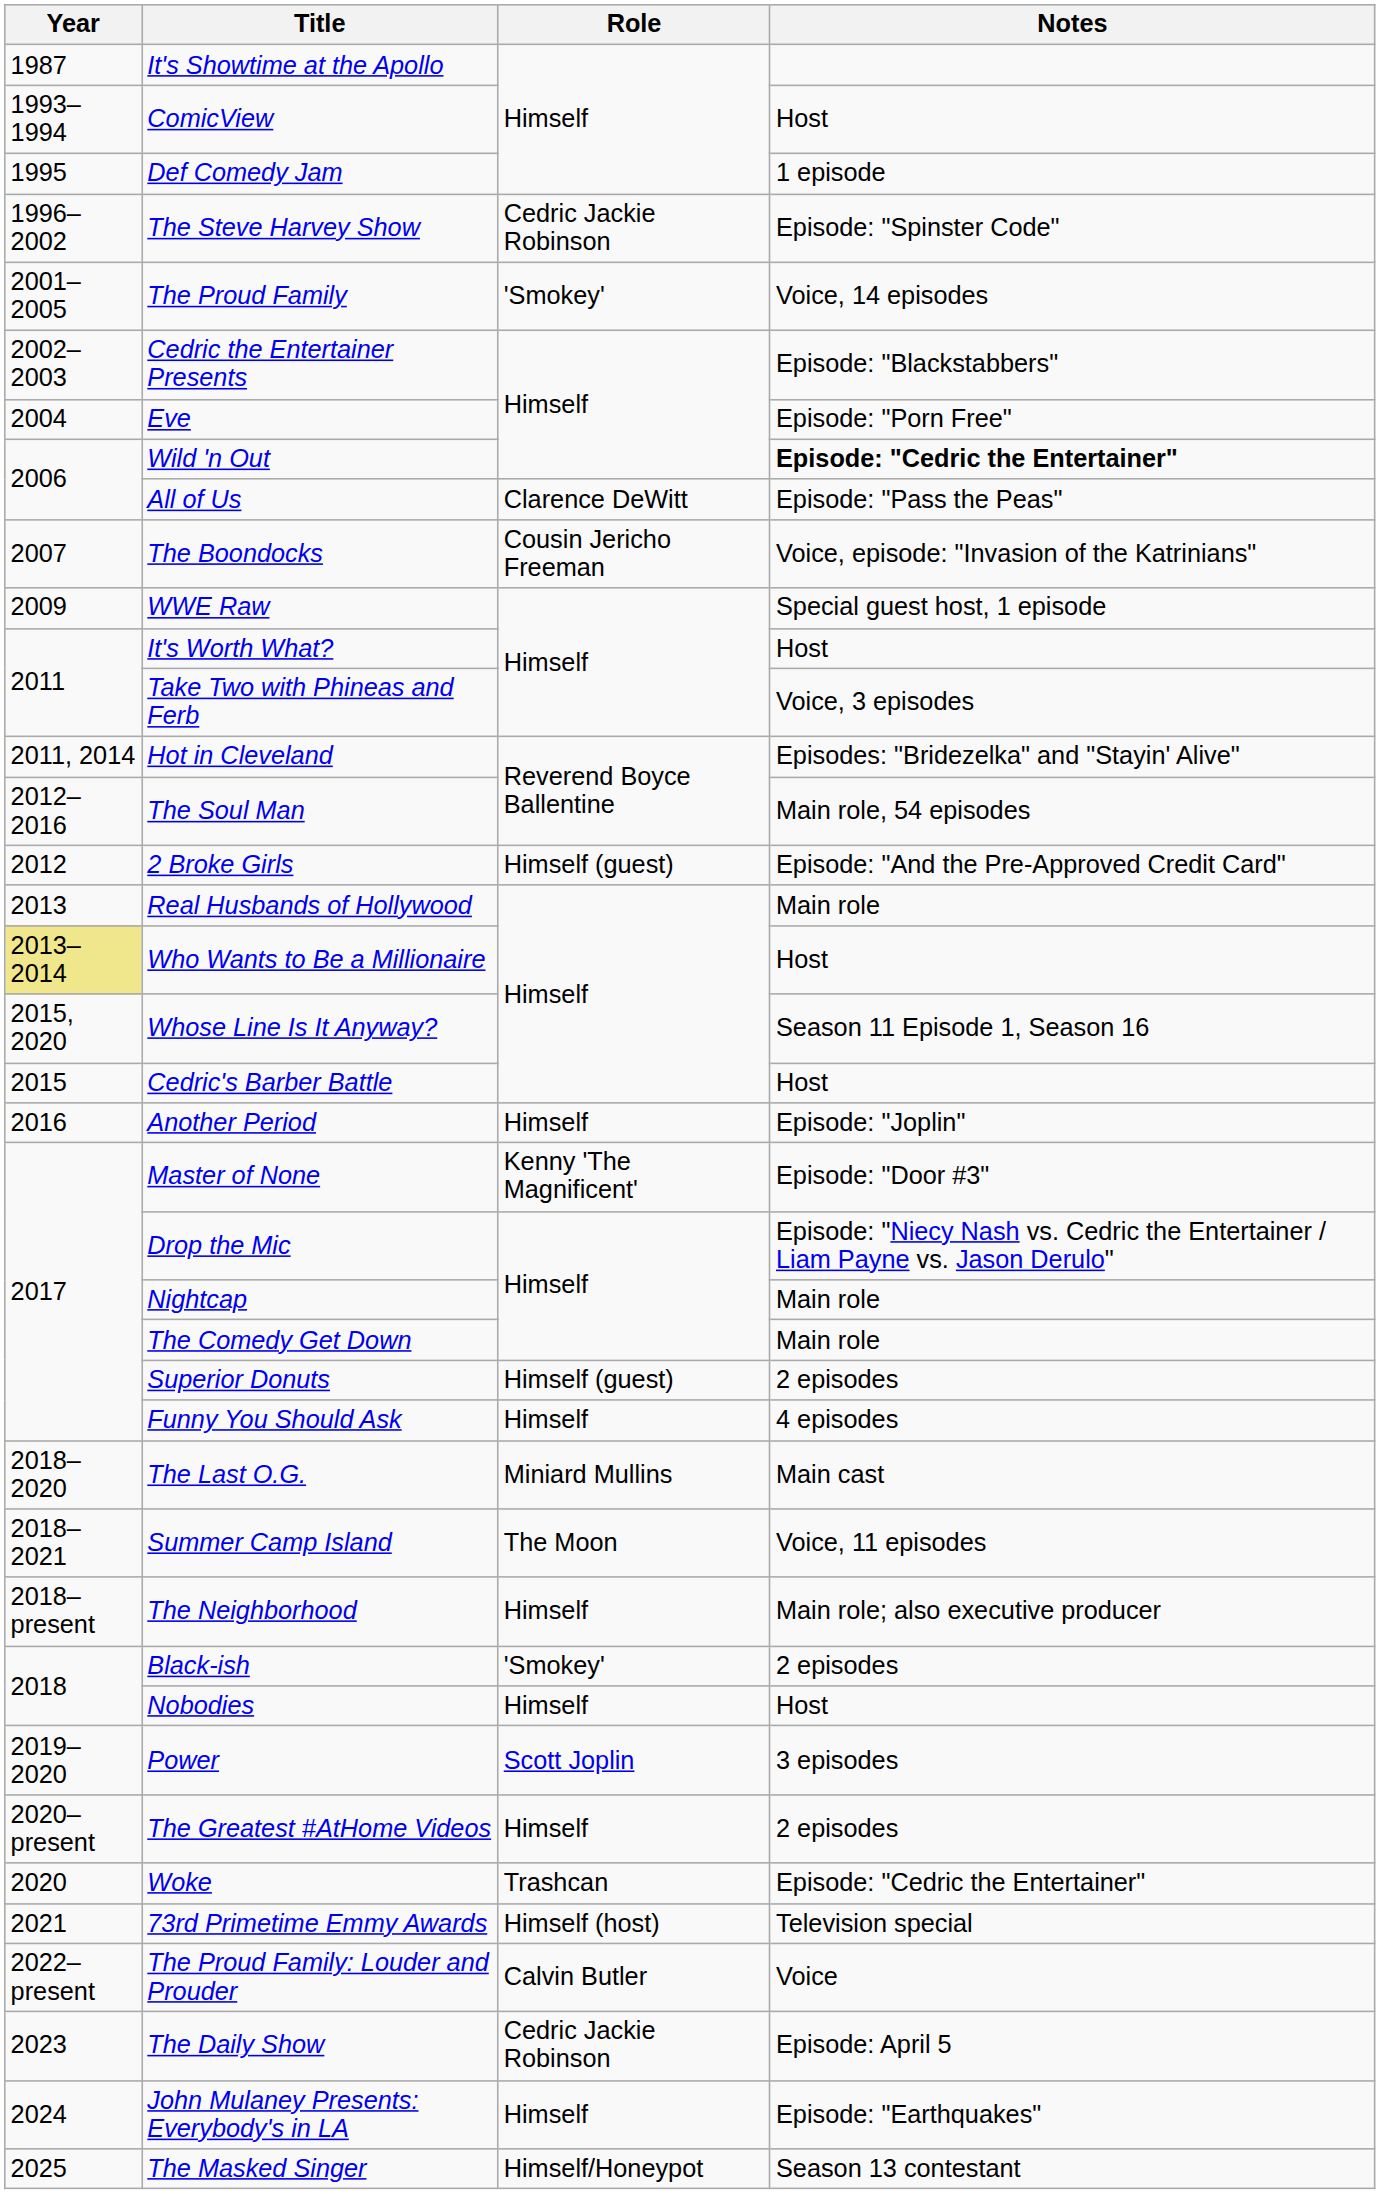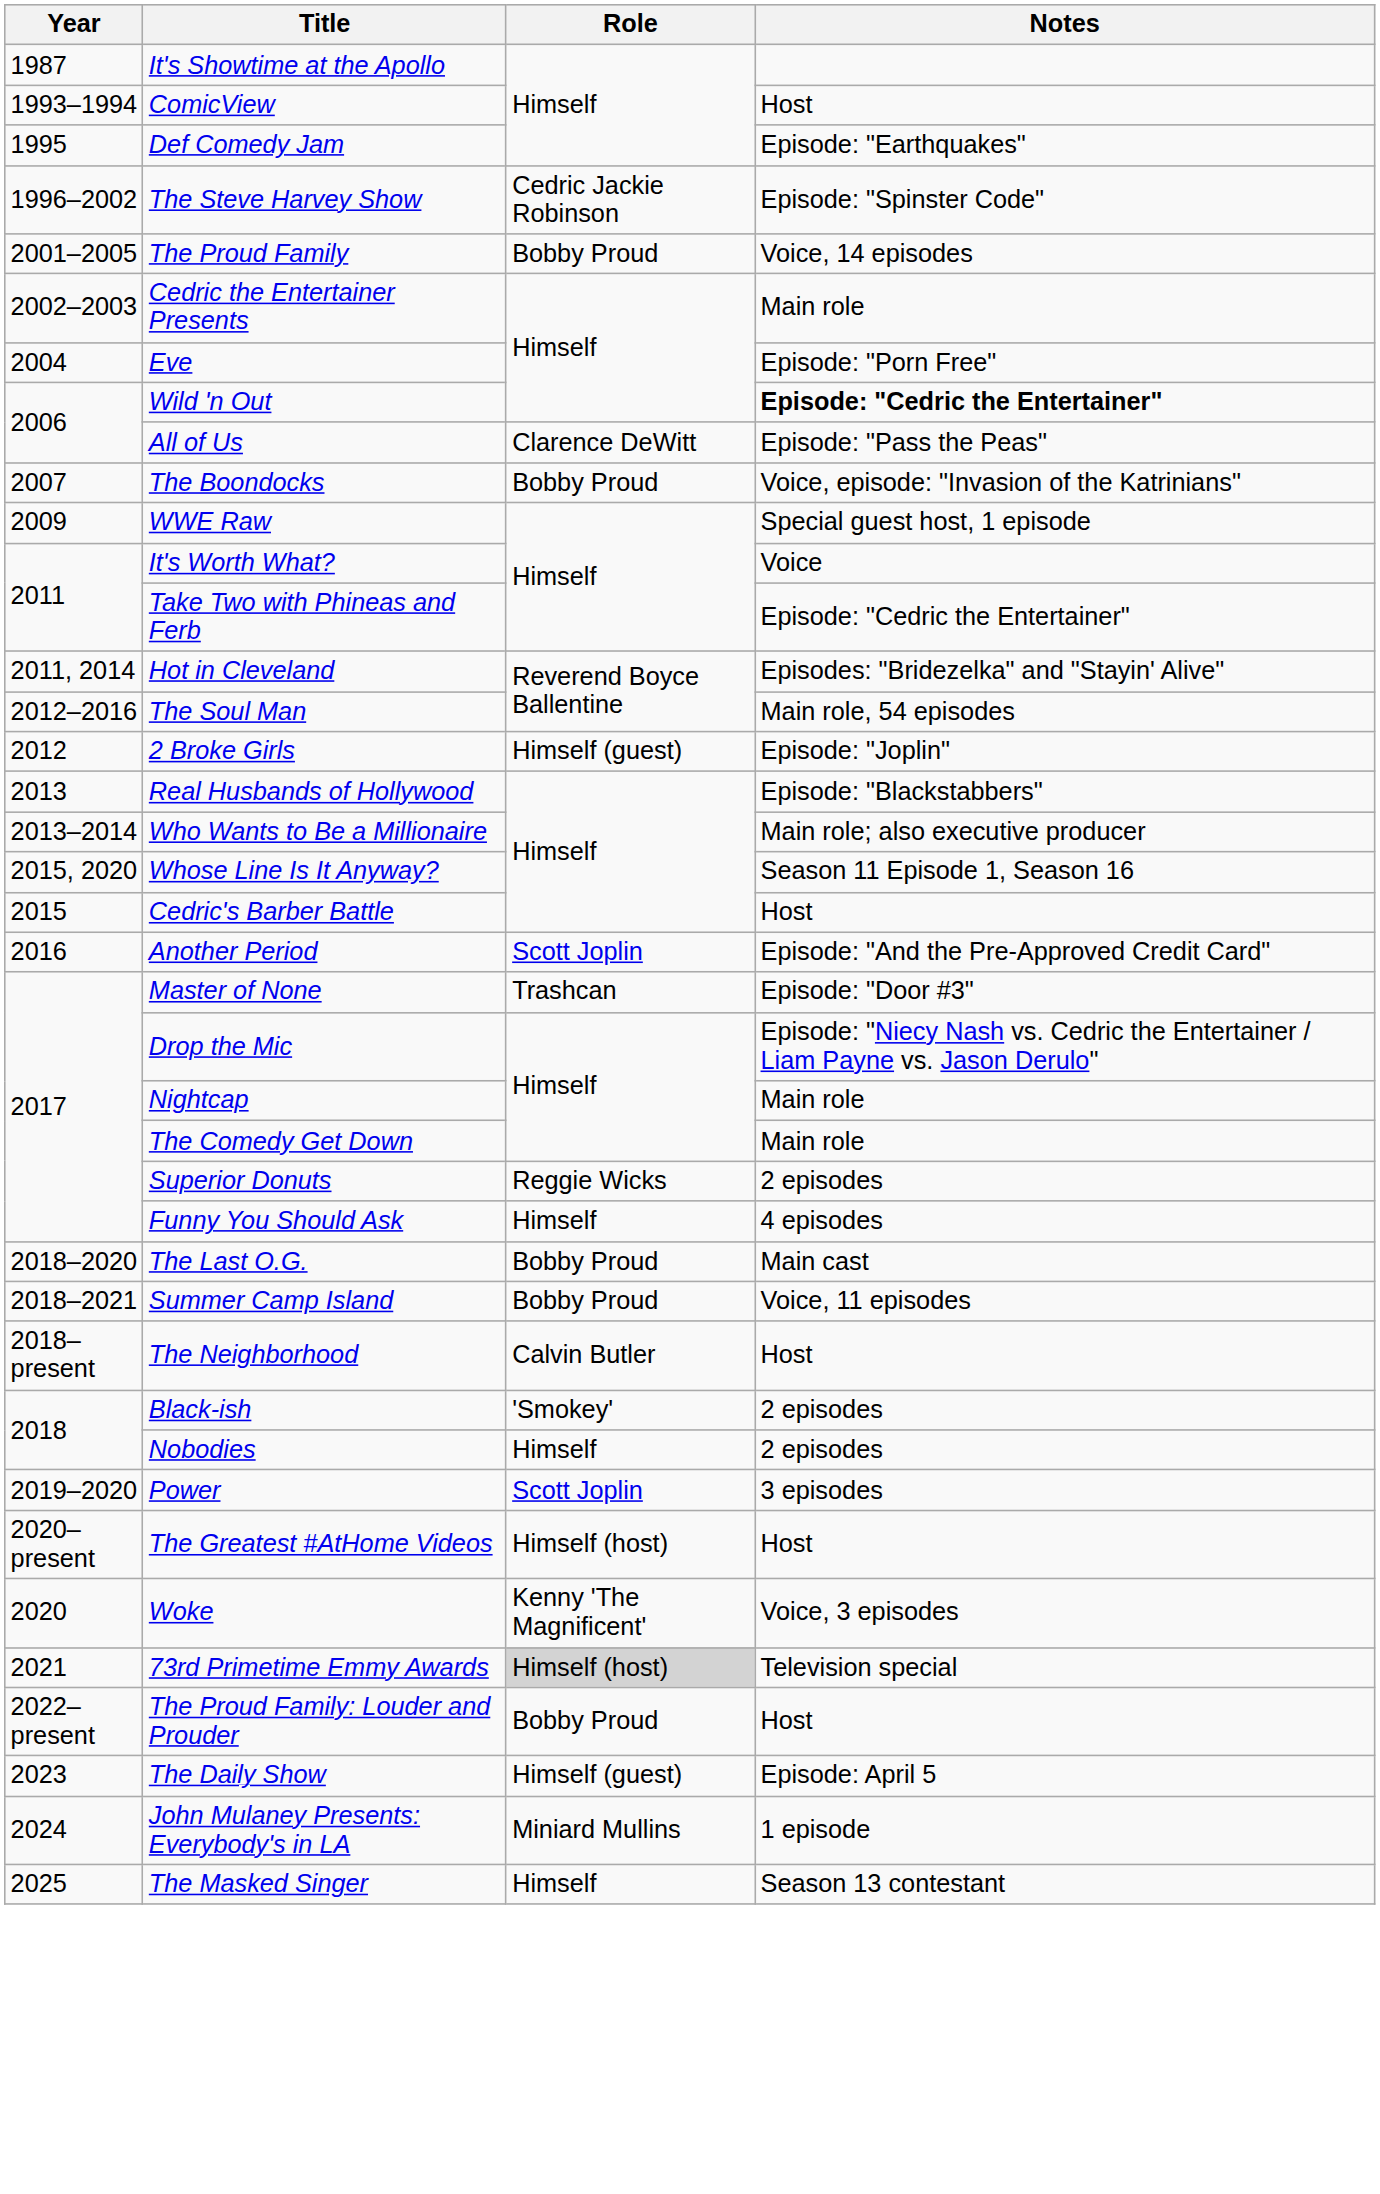(831, 173) 1 episode -> (893, 144) Episode: "Earthquakes"
(554, 296) 'Smokey' -> (585, 253) Bobby Proud
(917, 364) Episode: "Blackstabbers" -> (813, 307) Main role
(587, 553) Cousin Jericho Freeman -> (585, 482) Bobby Proud
(802, 647) Host -> (791, 562) Voice
(875, 702) Voice, 3 episodes -> (945, 616) Episode: "Cedric the Entertainer"
(1031, 865) Episode: "And the Pre-Approved Credit Card" -> (855, 751) Episode: "Joplin"
(828, 905) Main role -> (902, 791) Episode: "Blackstabbers"
(46, 959) khaki background -> (74, 831) no background
(802, 959) Host -> (953, 831) Main role; also executive producer
(546, 1122) Himself -> (577, 951) Scott Joplin
(871, 1122) Episode: "Joplin" -> (1015, 951) Episode: "And the Pre-Approved Credit Card"
(571, 1176) Kenny 'The Magnificent' -> (564, 991) Trashcan
(589, 1379) Himself (guest) -> (589, 1180) Reggie Wicks
(588, 1474) Miniard Mullins -> (585, 1260) Bobby Proud
(561, 1542) The Moon -> (585, 1300) Bobby Proud
(546, 1611) Himself -> (584, 1355) Calvin Butler
(969, 1611) Main role; also executive producer -> (787, 1355) Host
(802, 1705) Host -> (822, 1449) 2 episodes
(546, 1828) Himself -> (590, 1544) Himself (host)
(837, 1828) 2 episodes -> (787, 1544) Host
(556, 1882) Trashcan -> (579, 1612) Kenny 'The Magnificent'
(961, 1882) Episode: "Cedric the Entertainer" -> (860, 1612) Voice, 3 episodes
(582, 1922) no background -> (590, 1666) lightgrey background
(575, 1977) Calvin Butler -> (585, 1721) Bobby Proud
(807, 1977) Voice -> (787, 1721) Host
(580, 2045) Cedric Jackie Robinson -> (597, 1775) Himself (guest)
(546, 2114) Himself -> (596, 1829) Miniard Mullins
(909, 2114) Episode: "Earthquakes" -> (815, 1829) 1 episode
(604, 2168) Himself/Honeypot -> (554, 1884) Himself
